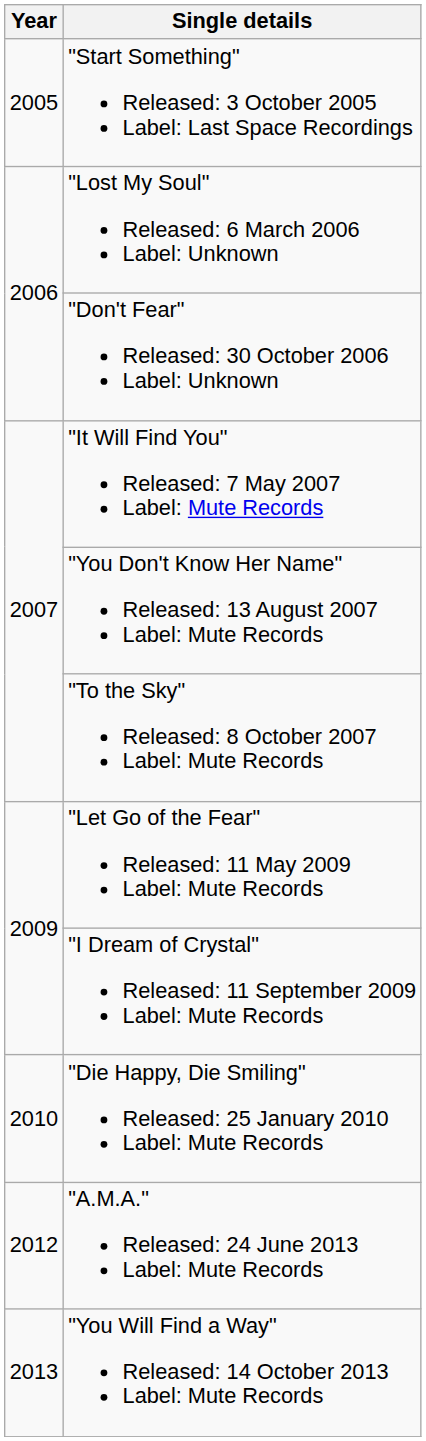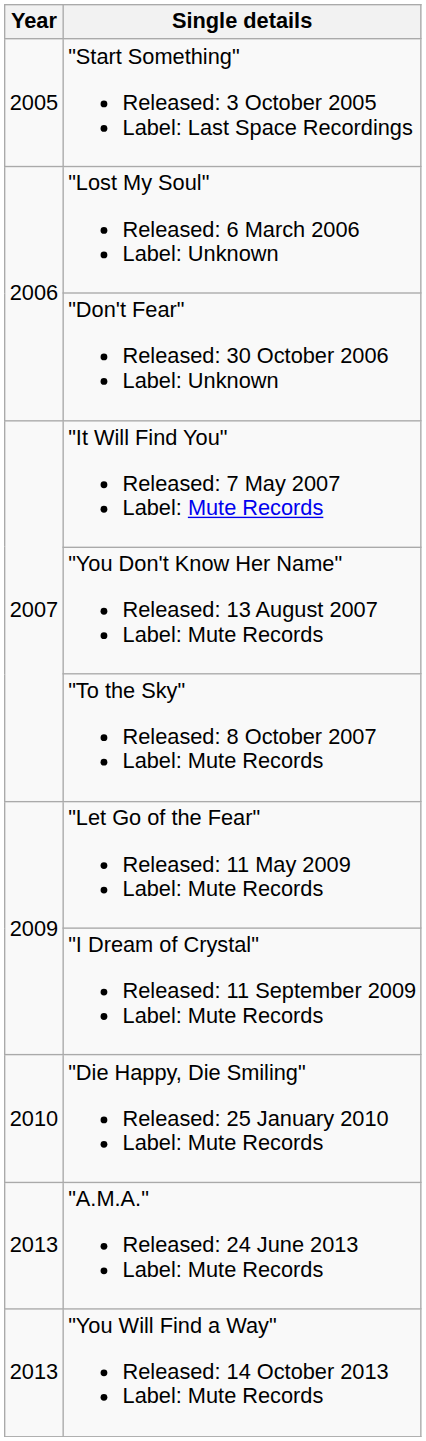(34, 1245) 2012 -> (34, 1245) 2013
